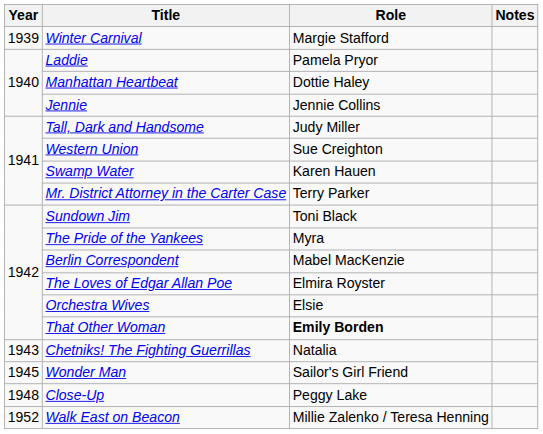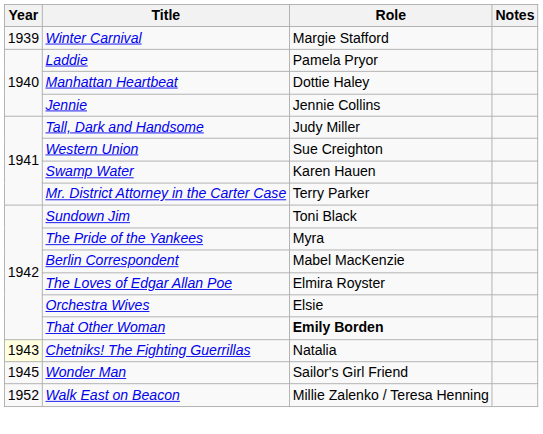(23, 350) no background -> (23, 350) lightyellow background
- row: (75, 395)
